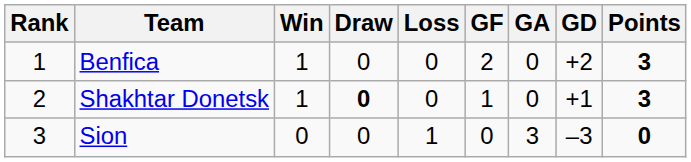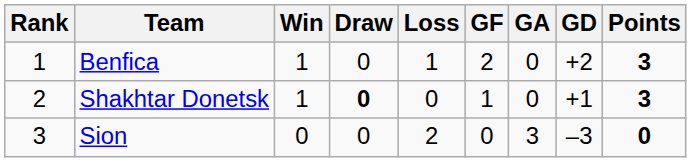(432, 61) 0 -> (432, 61) 1
(432, 136) 1 -> (432, 136) 2
